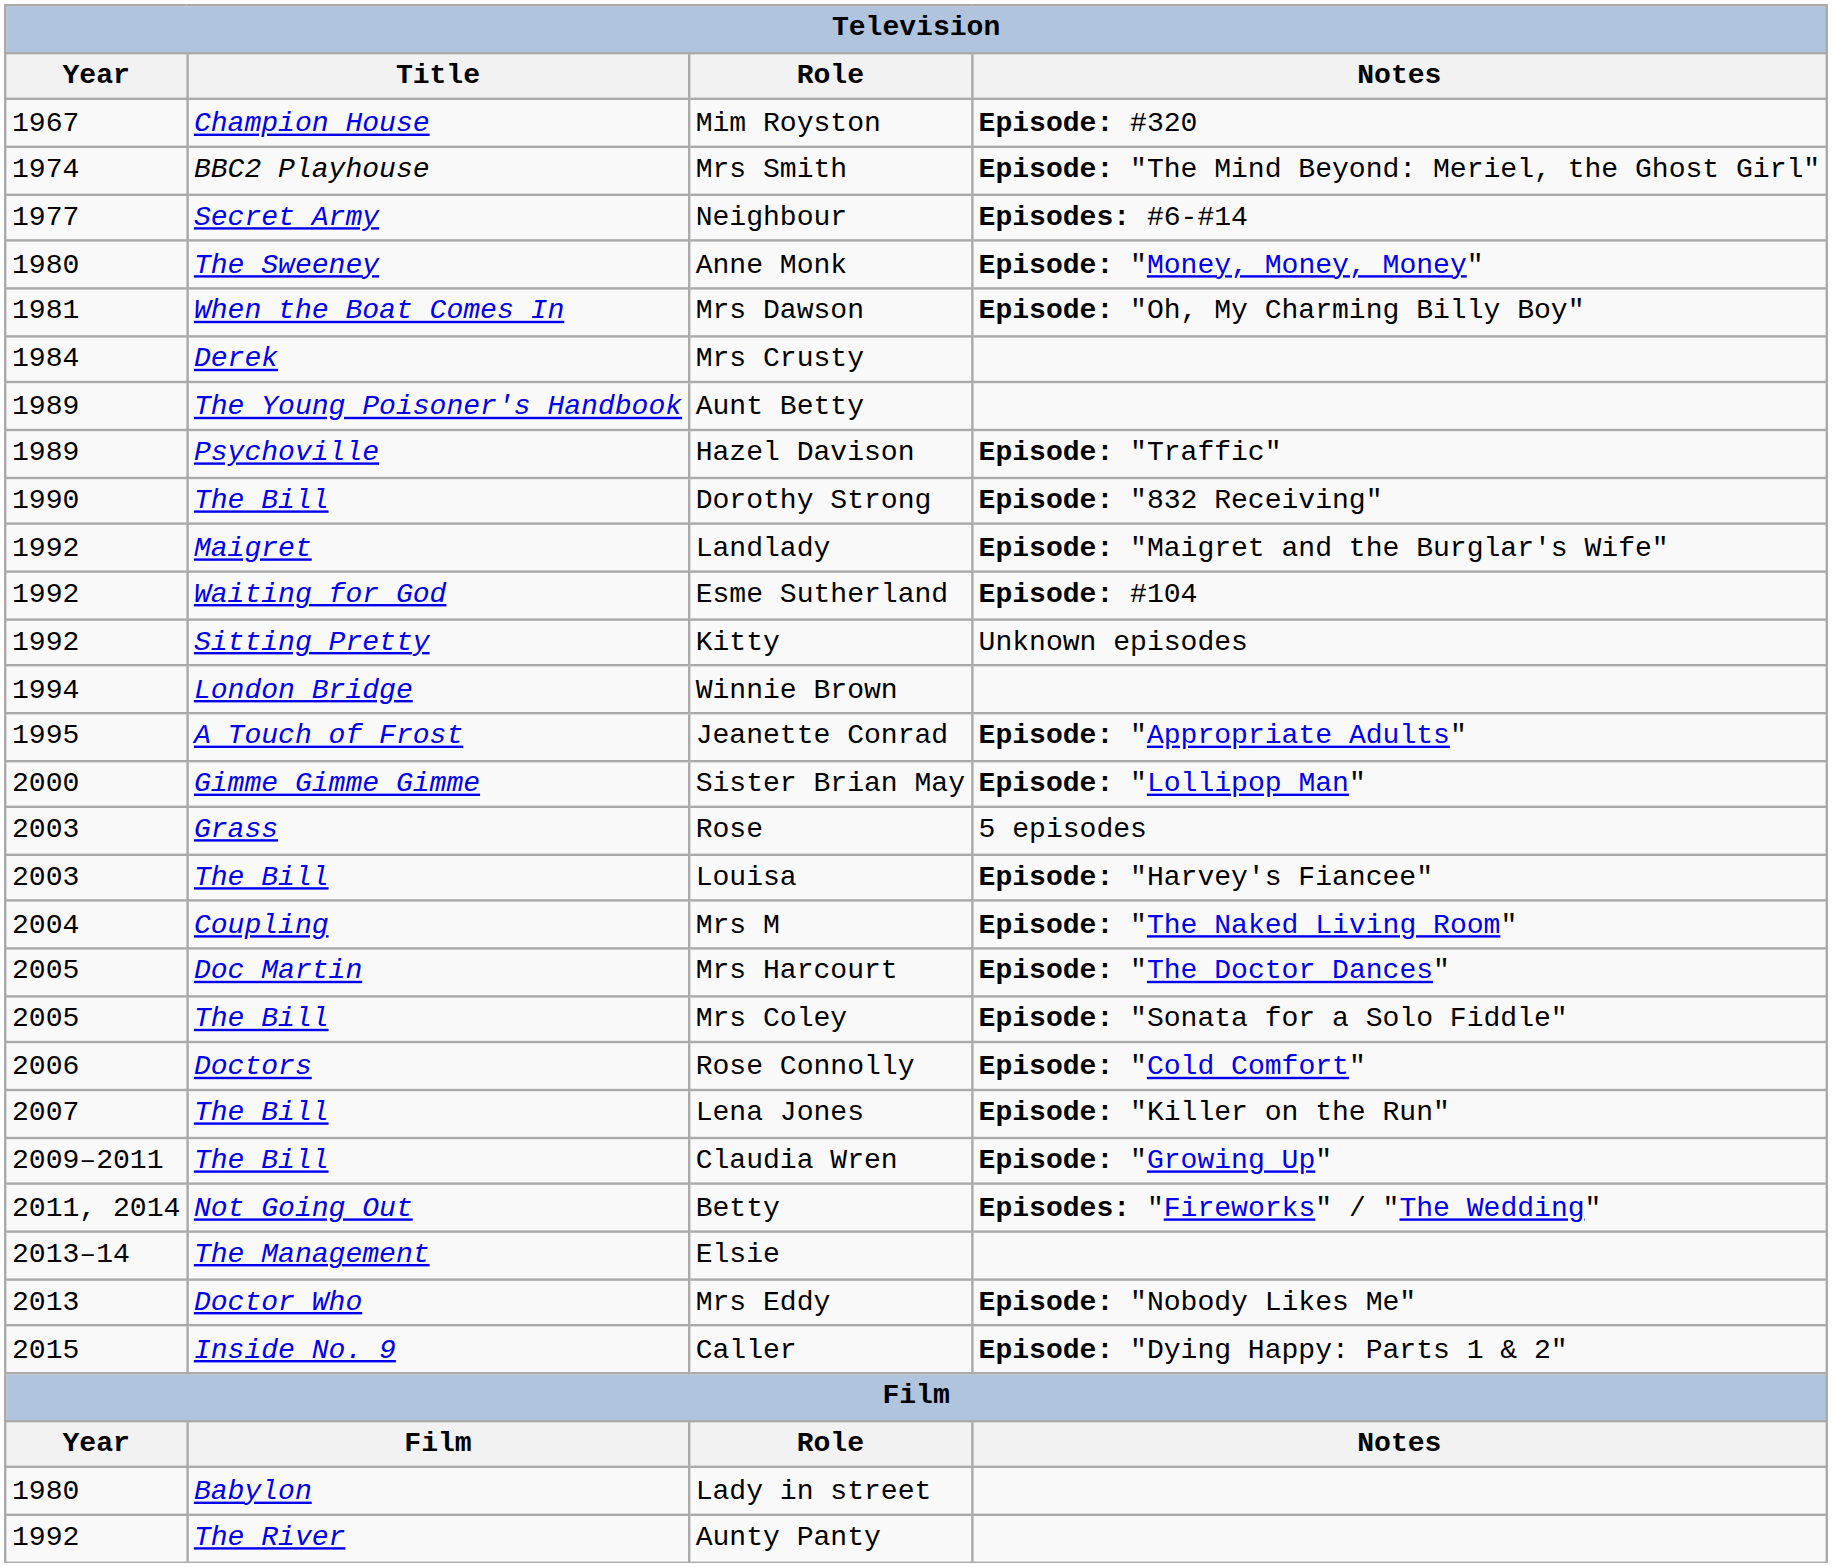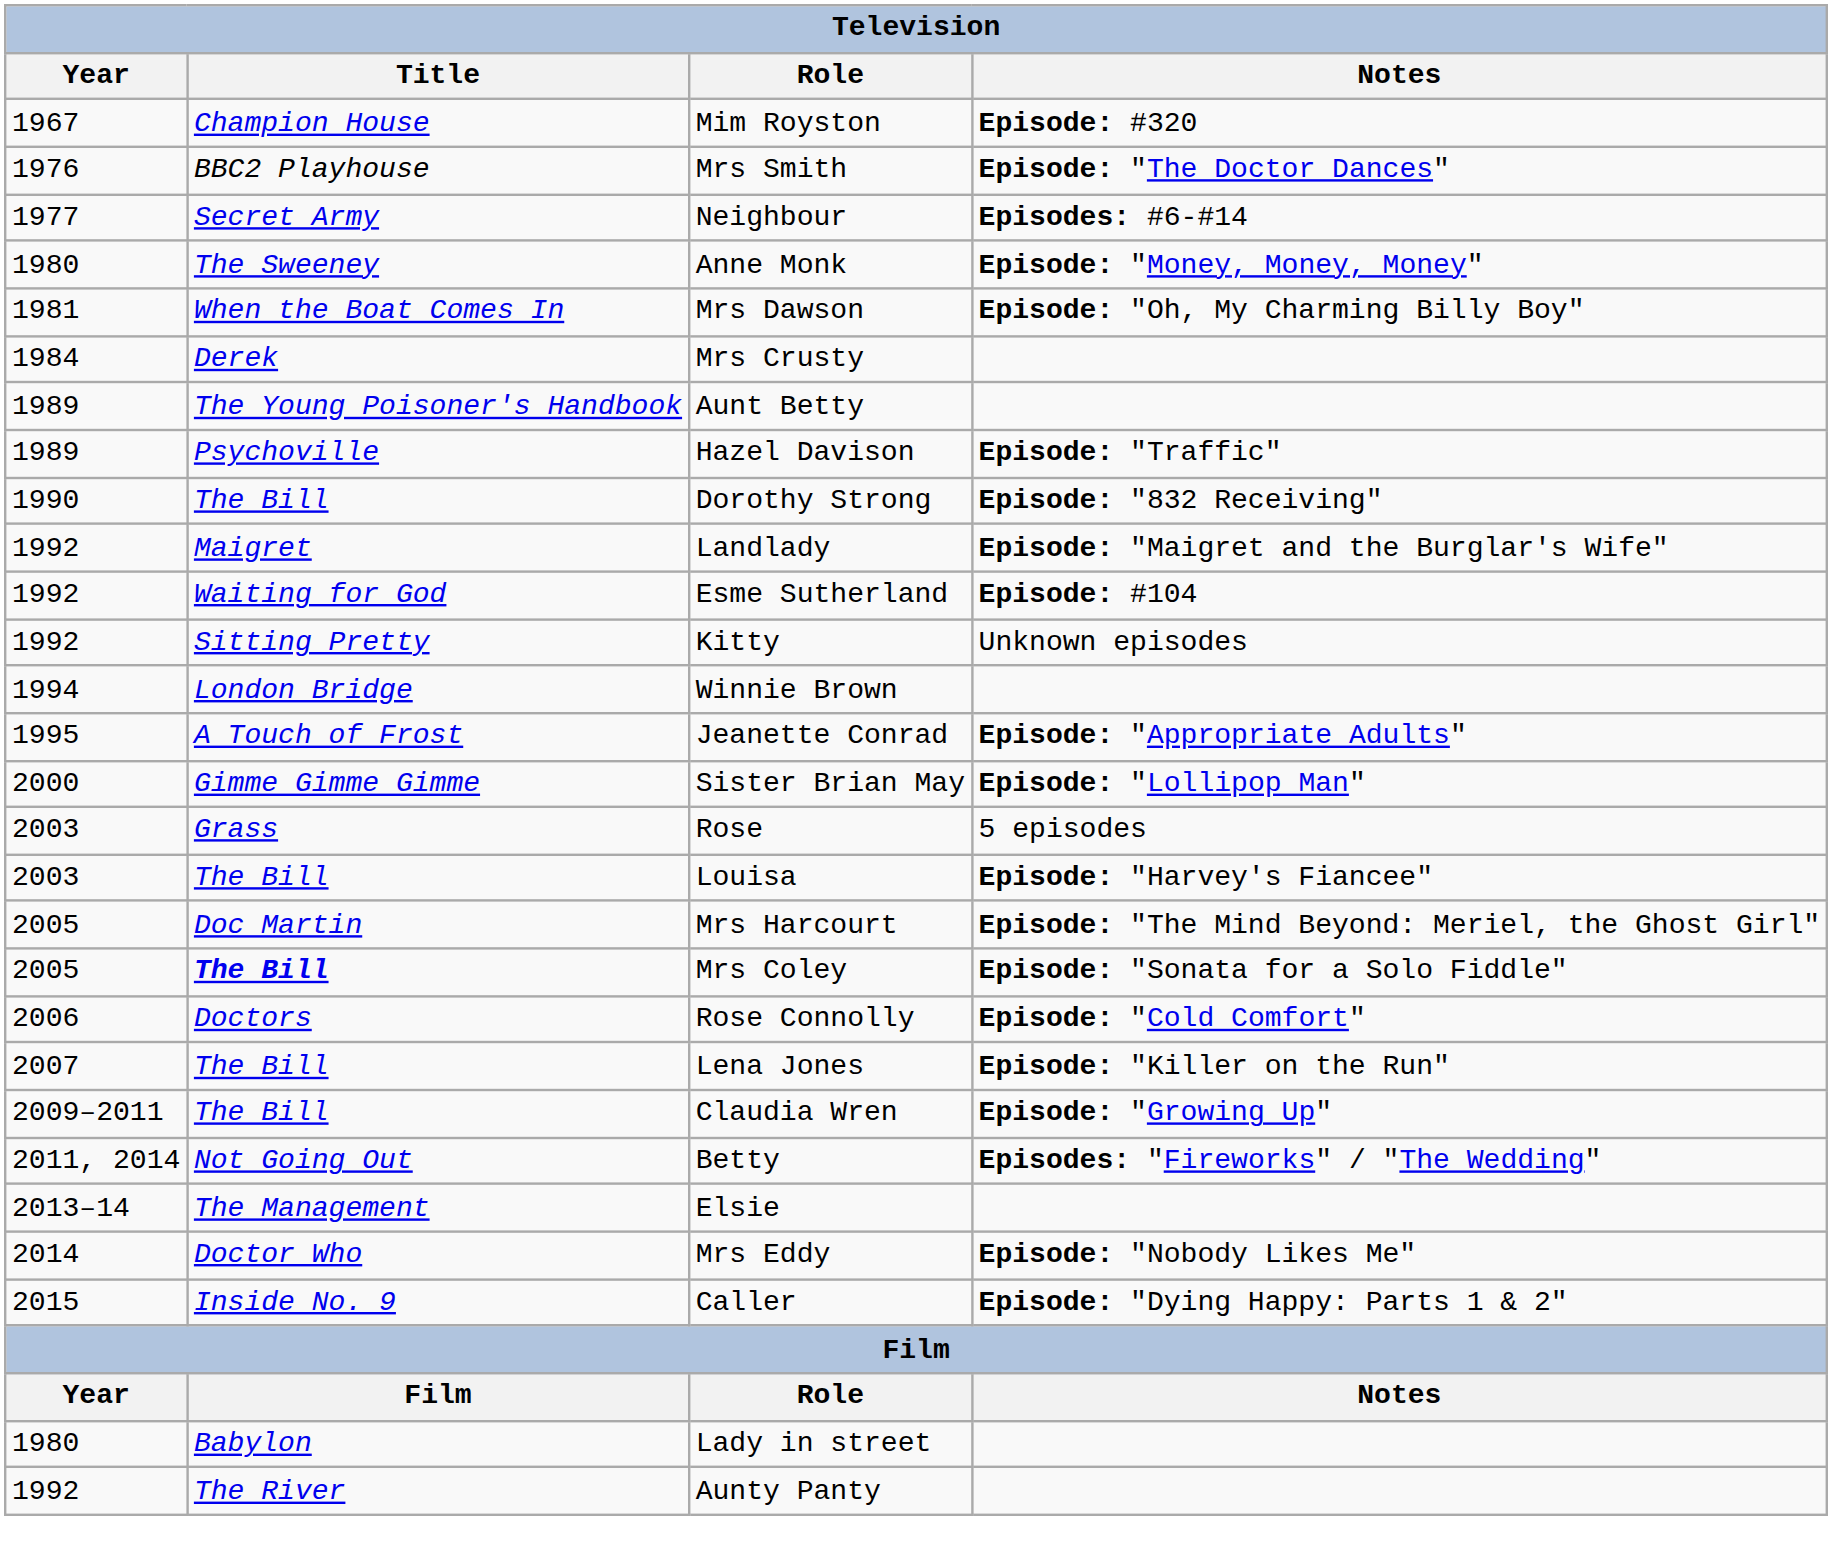(46, 170) 1974 -> (46, 170) 1976
(1399, 170) Episode: "The Mind Beyond: Meriel, the Ghost Girl" -> (1214, 170) Episode: "The Doctor Dances"
- row: (738, 925)
(1214, 972) Episode: "The Doctor Dances" -> (1399, 925) Episode: "The Mind Beyond: Meriel, the Ghost Girl"
(261, 1019) normal -> (261, 972) bold
(46, 1302) 2013 -> (46, 1255) 2014
